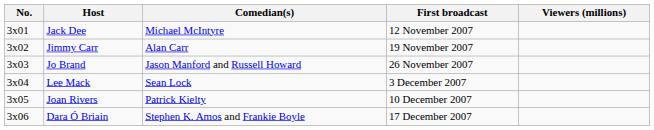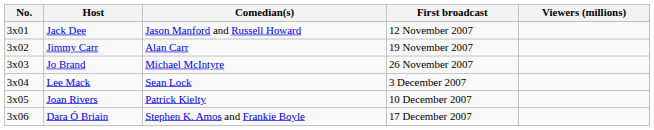(185, 30) Michael McIntyre -> (223, 30) Jason Manford and Russell Howard
(223, 64) Jason Manford and Russell Howard -> (185, 64) Michael McIntyre
